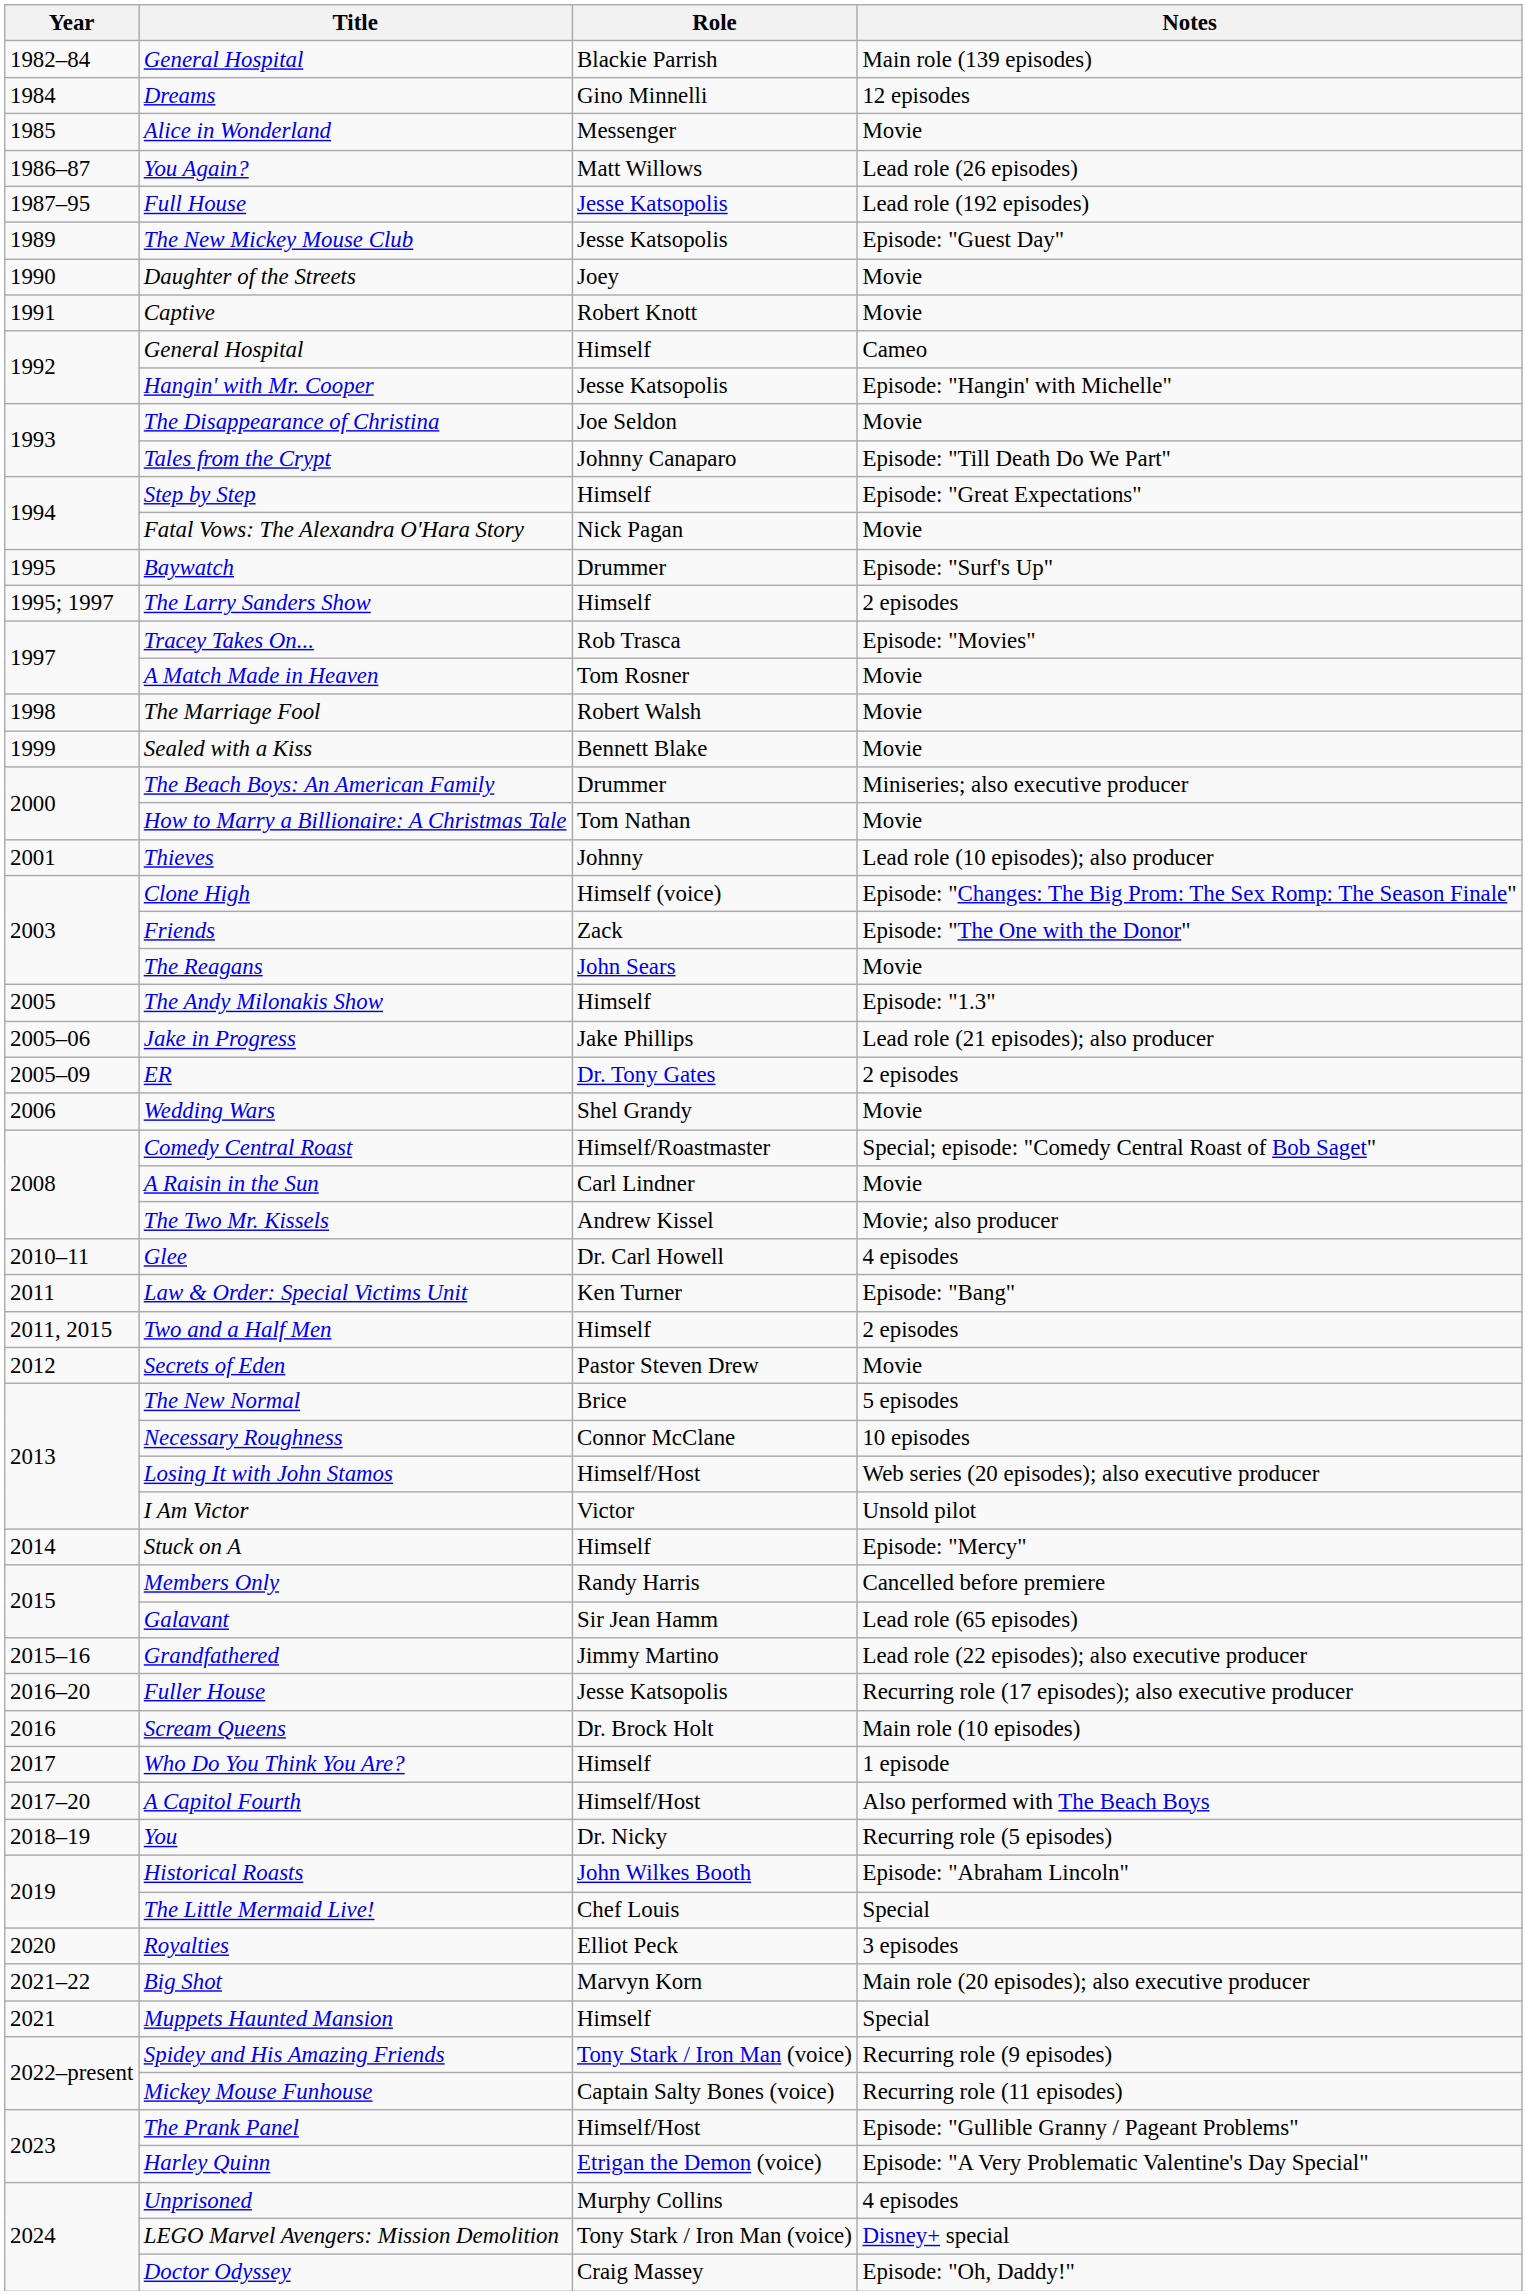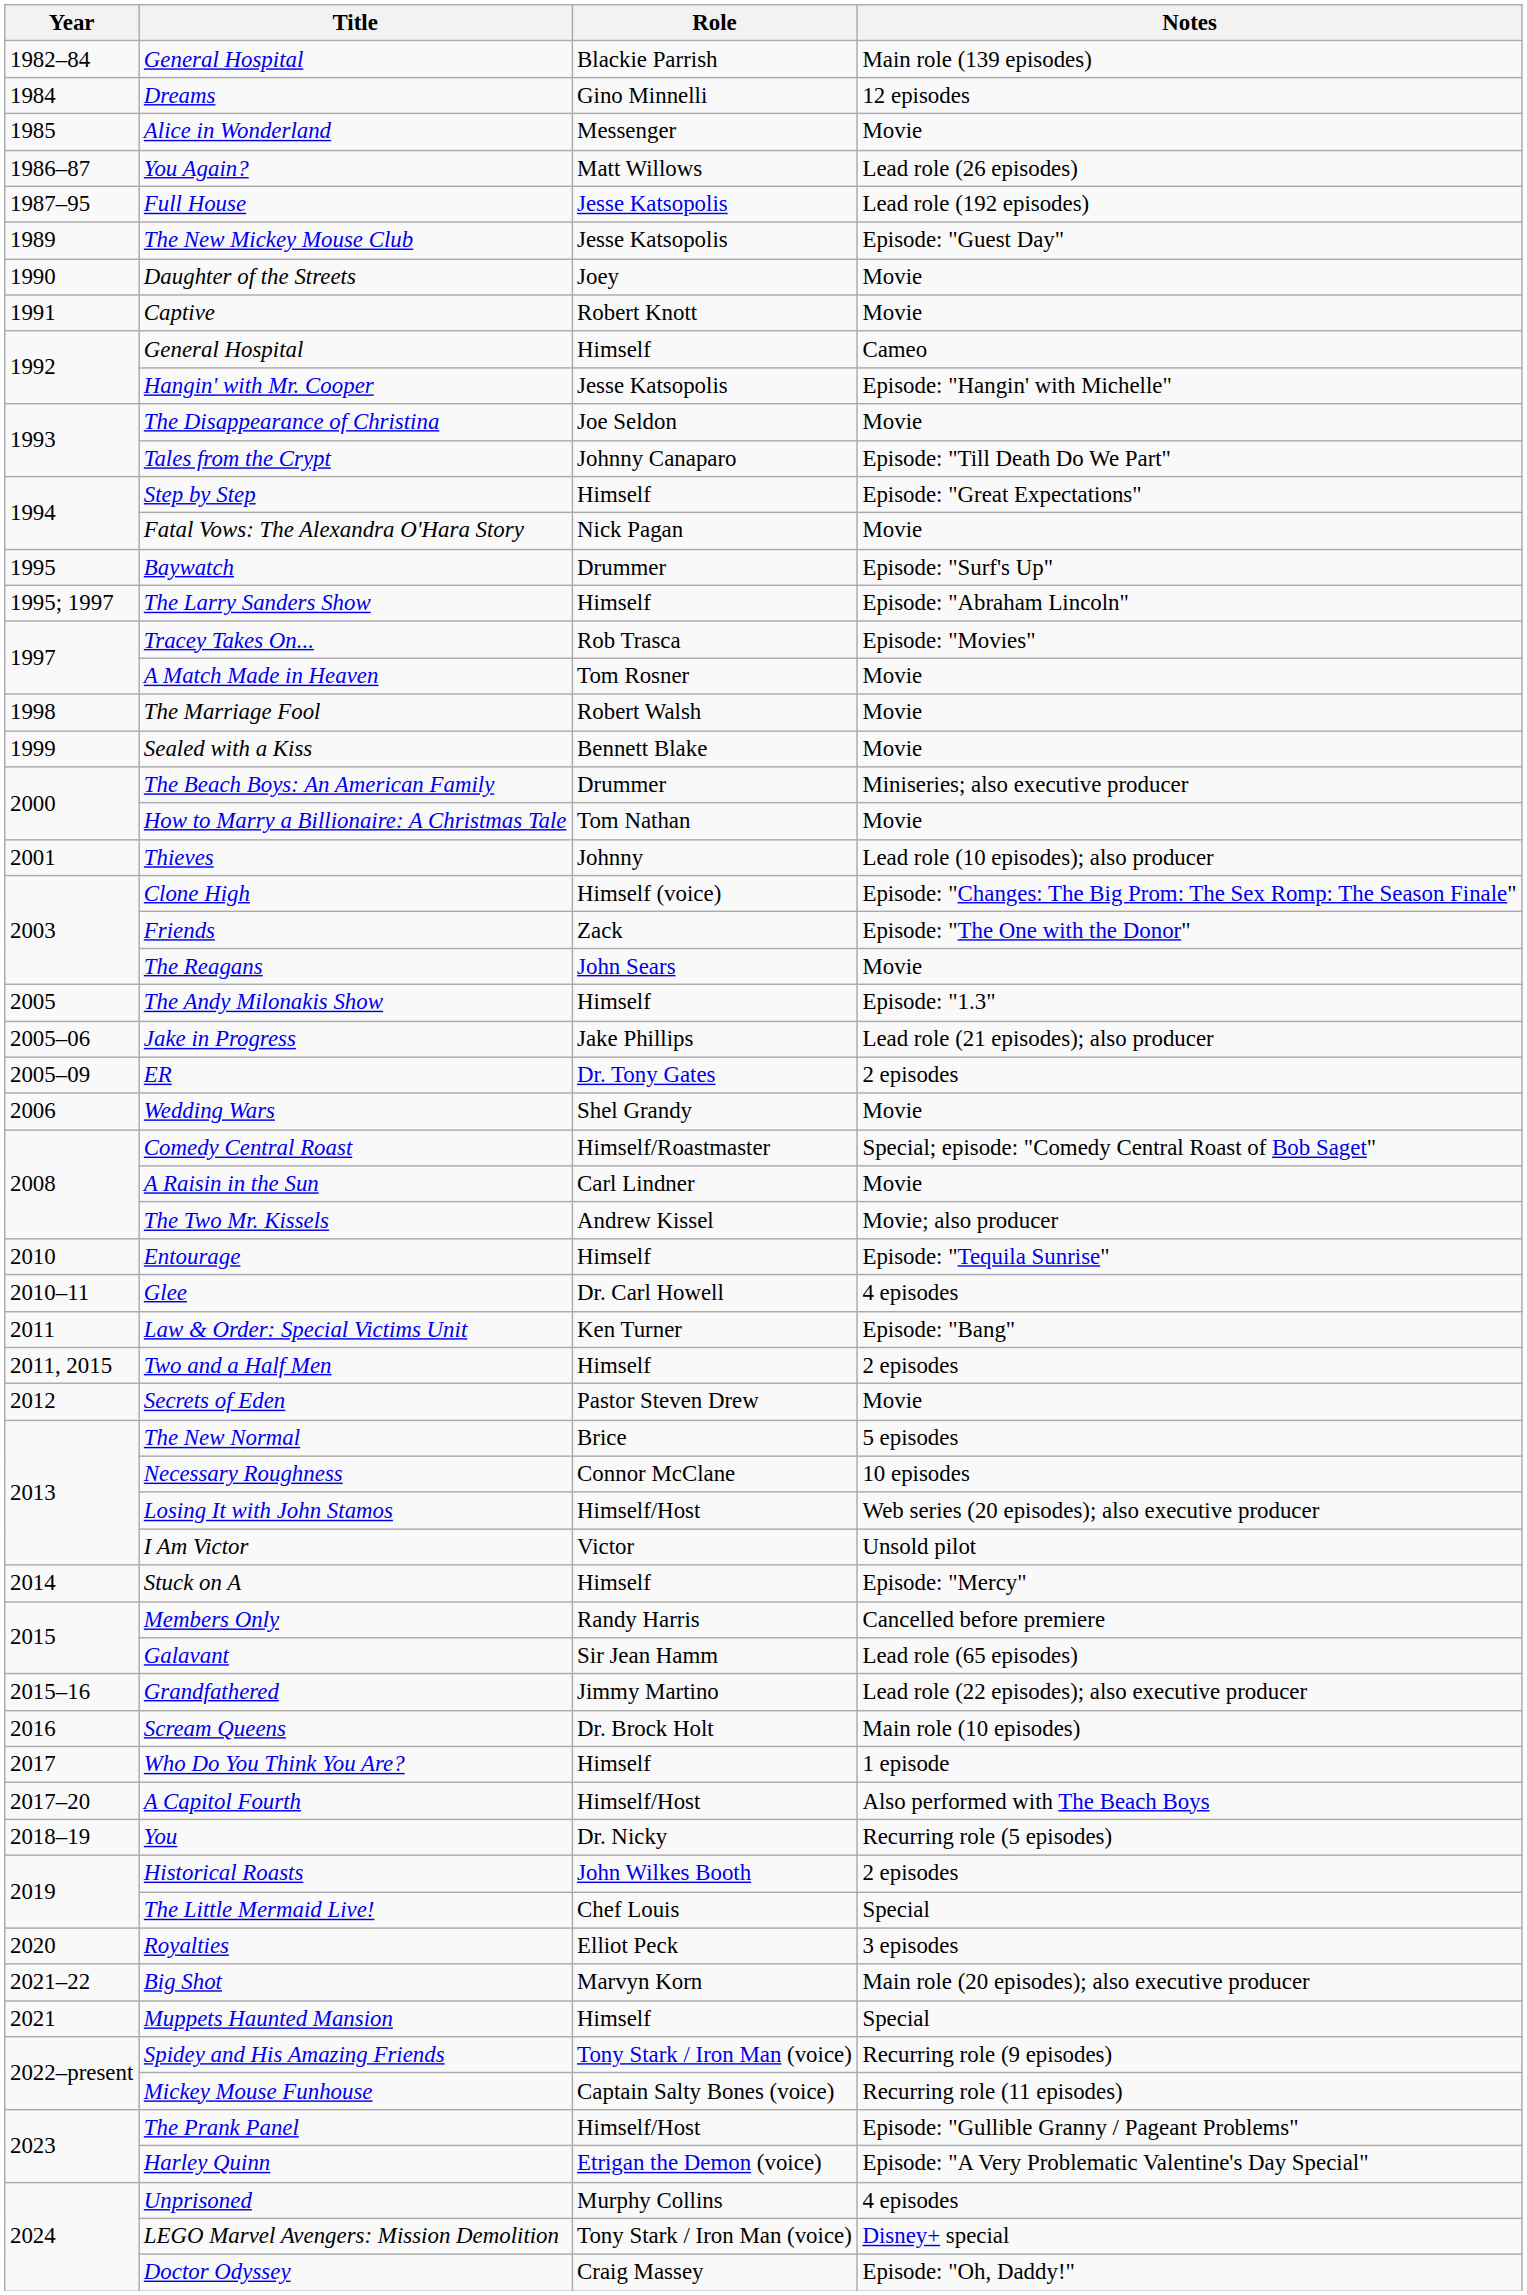(910, 603) 2 episodes -> (996, 603) Episode: "Abraham Lincoln"
+ row: (192, 1256)
- row: (204, 1691)
(996, 1873) Episode: "Abraham Lincoln" -> (910, 1873) 2 episodes
